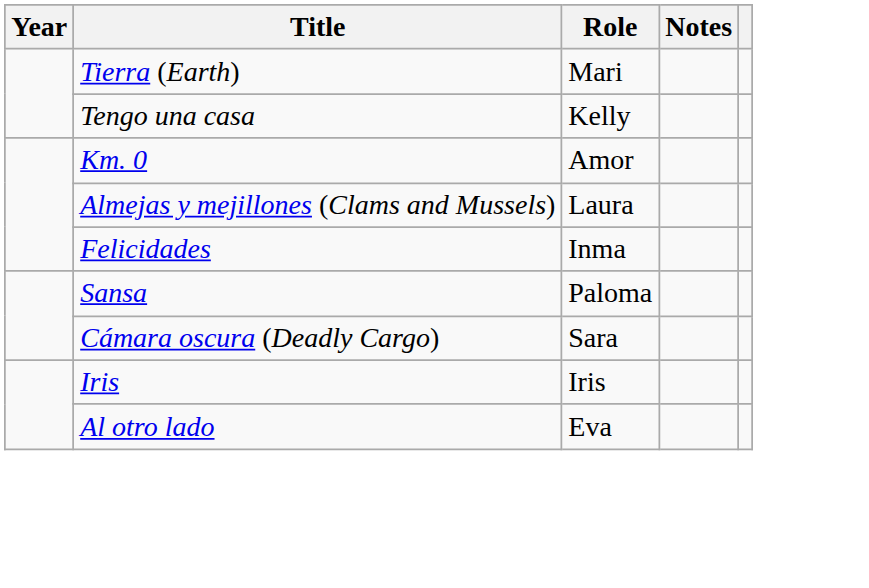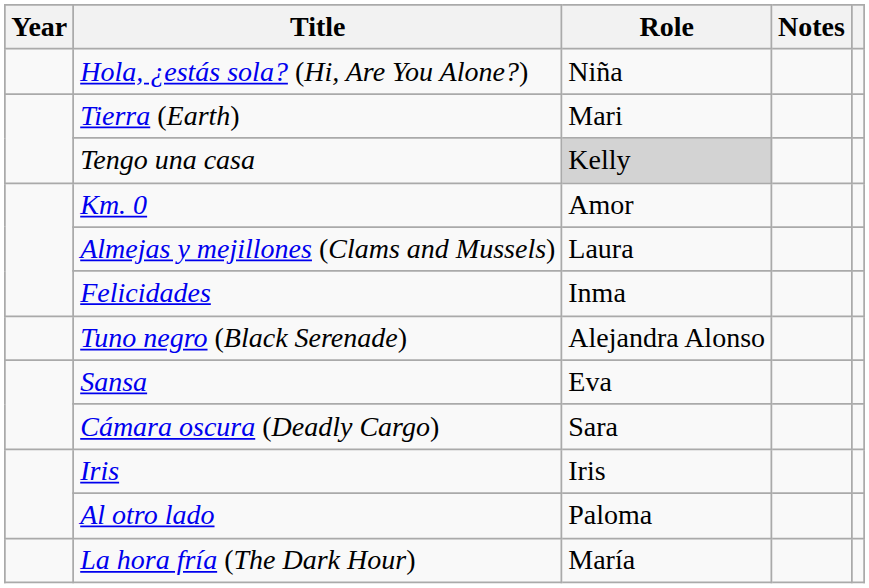+ row: (304, 71)
(599, 115) no background -> (599, 159) lightgrey background
+ row: (244, 337)
(610, 293) Paloma -> (590, 381) Eva
(590, 426) Eva -> (610, 515) Paloma
+ row: (248, 559)
